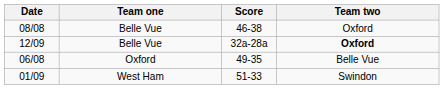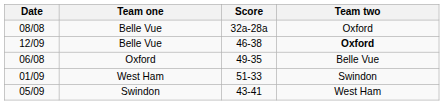(249, 28) 46-38 -> (249, 28) 32a-28a
(249, 44) 32a-28a -> (249, 44) 46-38
+ row: (32, 92)
